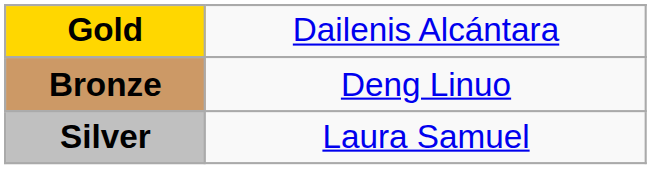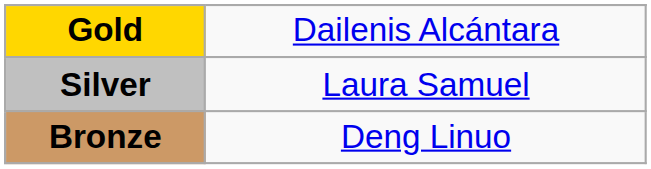rows swapped: (105, 136) <-> (105, 83)
